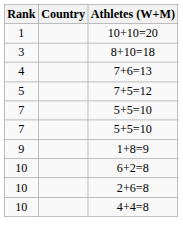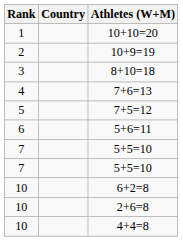+ row: (21, 52)
+ row: (21, 129)
- row: (21, 149)
